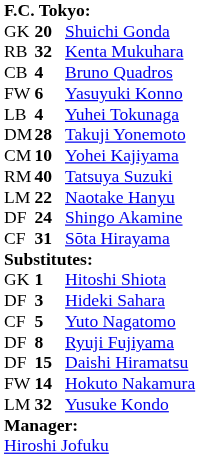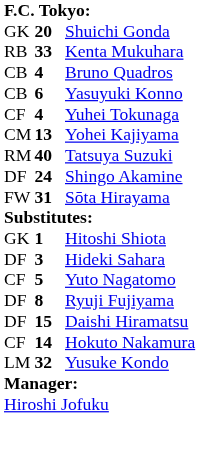(43, 51) 32 -> (43, 51) 33
(17, 93) FW -> (16, 93) CB
(15, 113) LB -> (15, 113) CF
- row: (125, 134)
(43, 155) 10 -> (43, 134) 13
- row: (120, 196)
(15, 238) CF -> (17, 196) FW
(17, 383) FW -> (15, 342) CF
